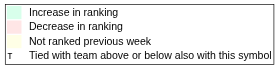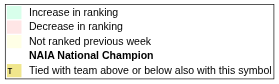+ row: (91, 56)
(10, 56) no background -> (10, 70) khaki background
